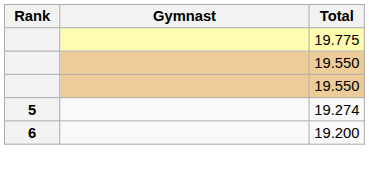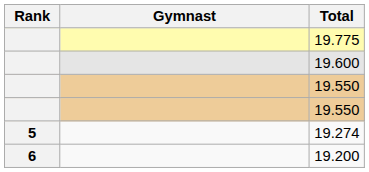+ row: (32, 63)
